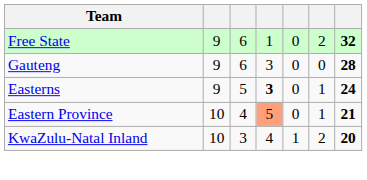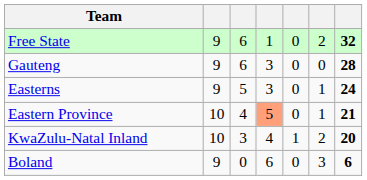(269, 89) bold -> (269, 89) normal
+ row: (30, 162)
